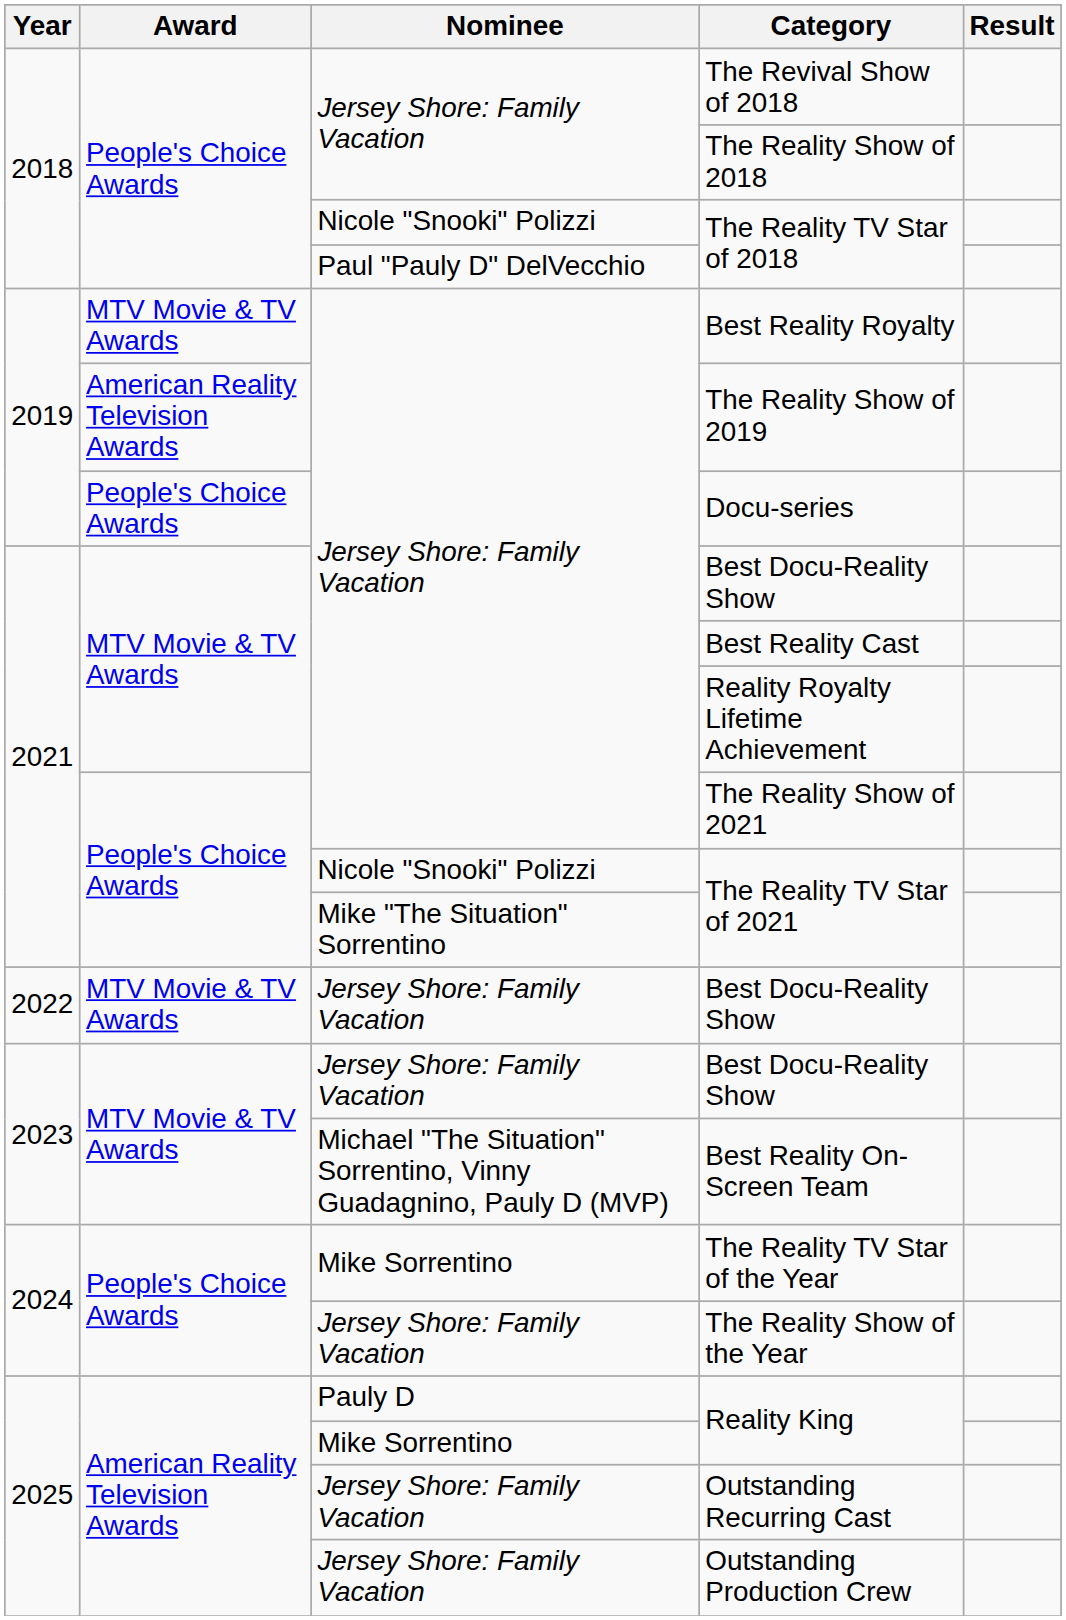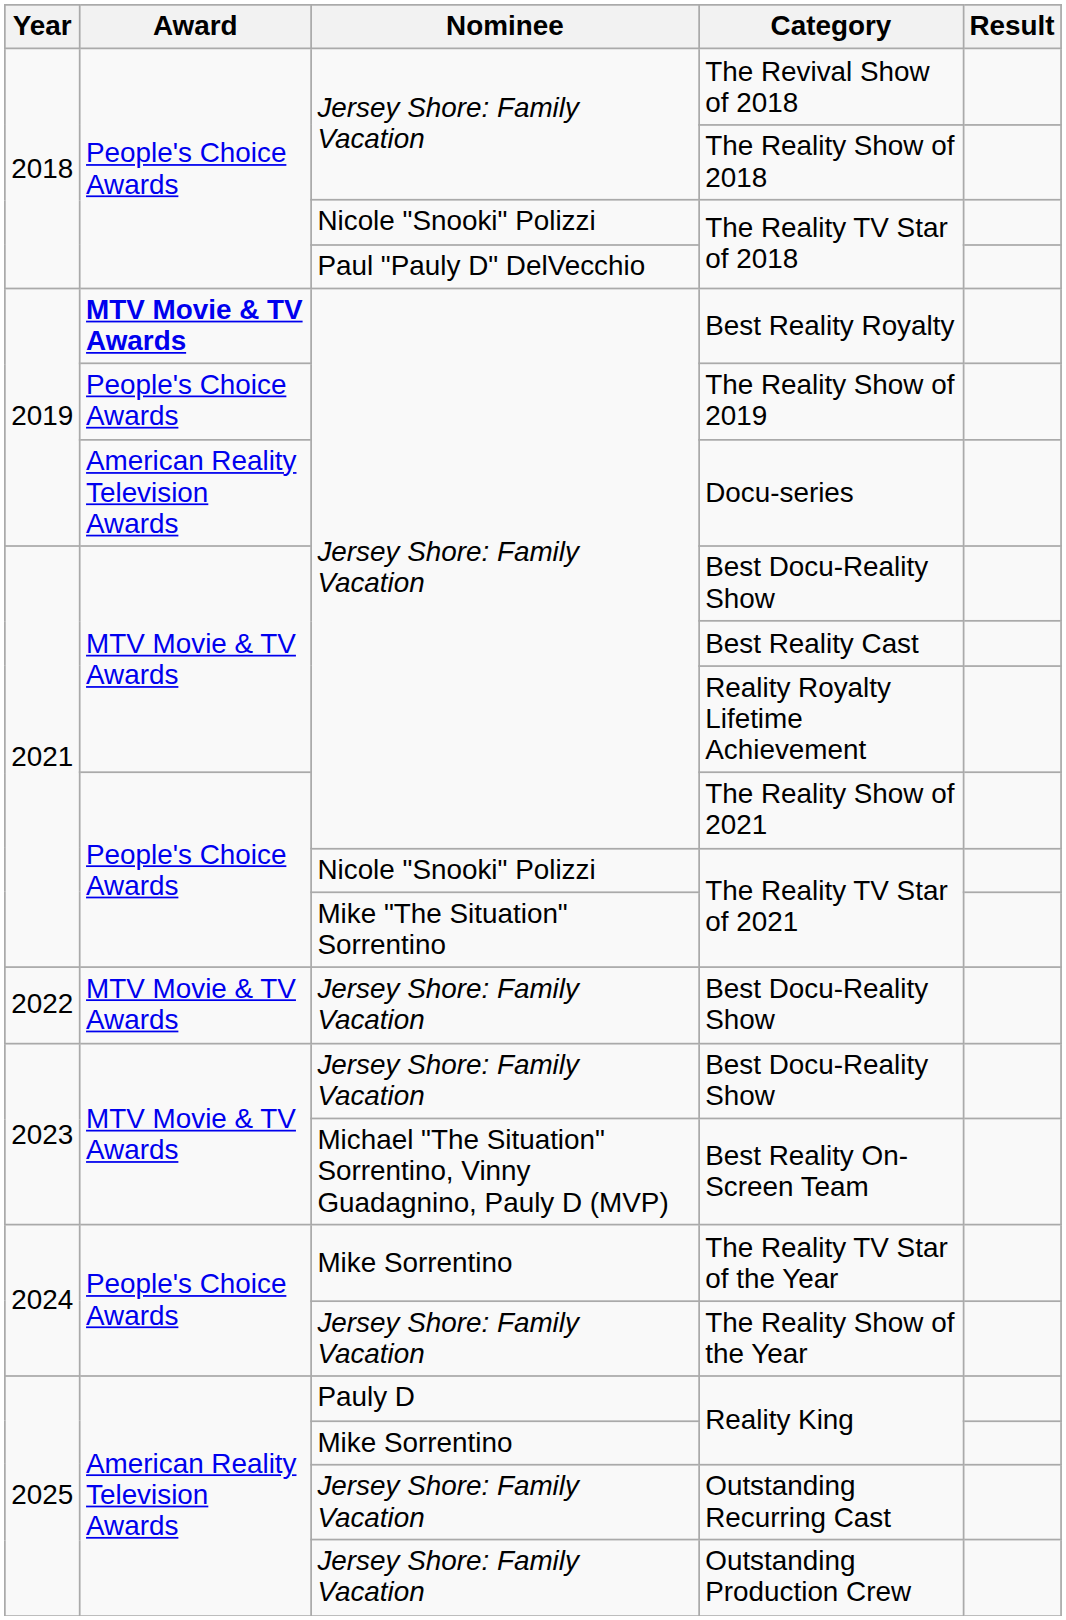(191, 325) normal -> (194, 325) bold
(191, 416) American Reality Television Awards -> (186, 401) People's Choice Awards
(186, 507) People's Choice Awards -> (191, 492) American Reality Television Awards
